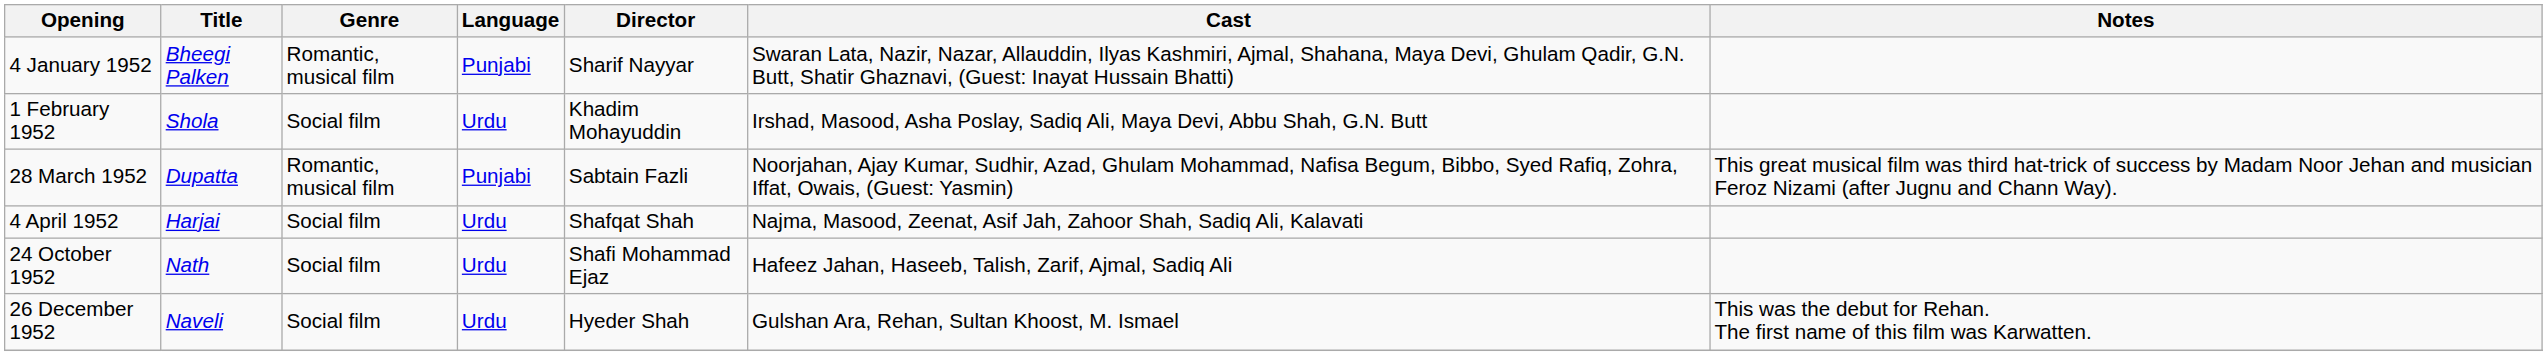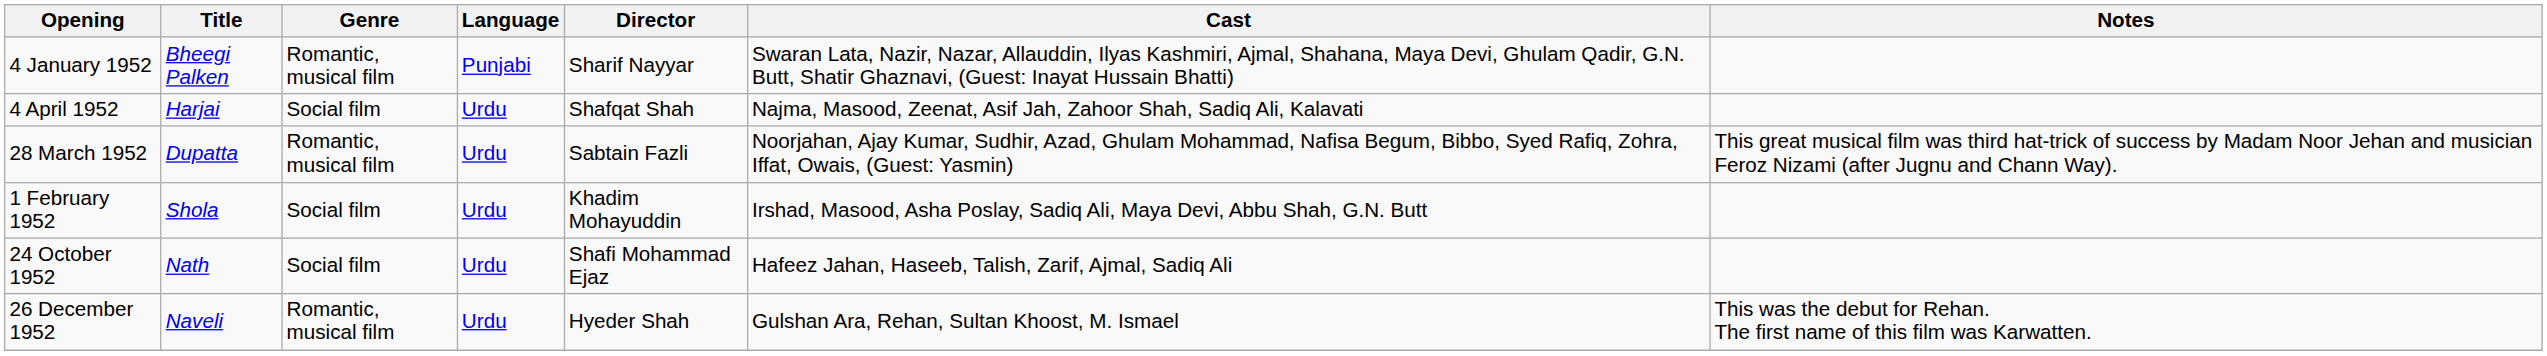rows swapped: (59, 121) <-> (64, 221)
(496, 177) Punjabi -> (484, 153) Urdu
(334, 321) Social film -> (340, 321) Romantic, musical film
